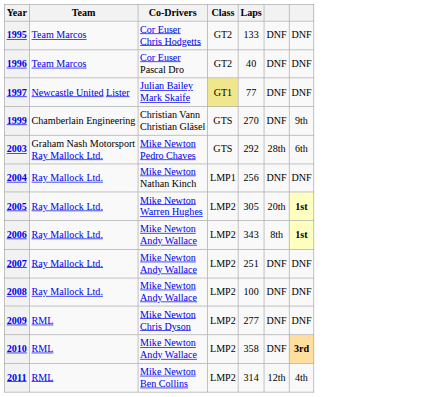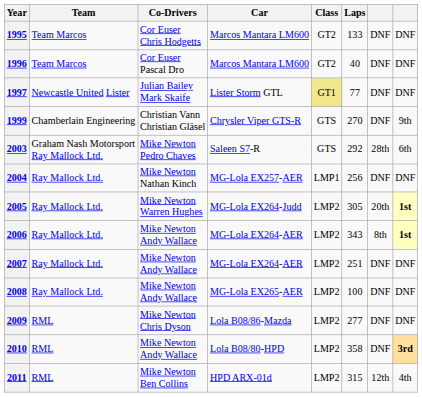+ column: (260, 13)
(251, 378) 314 -> (355, 378) 315
